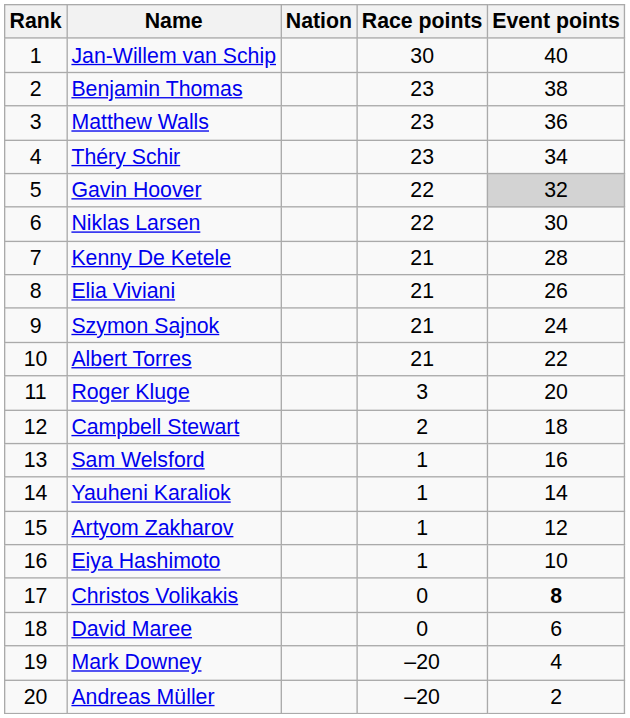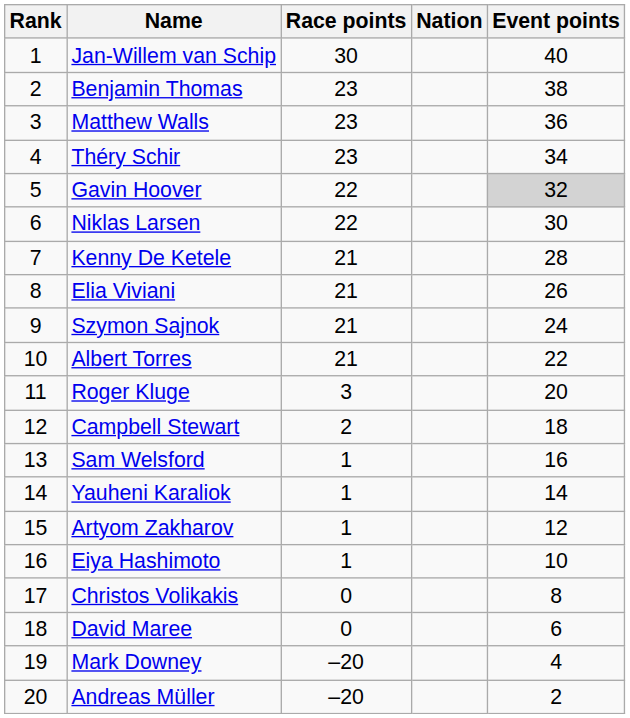columns swapped: (319, 21) <-> (422, 21)
(556, 595) bold -> (556, 595) normal
